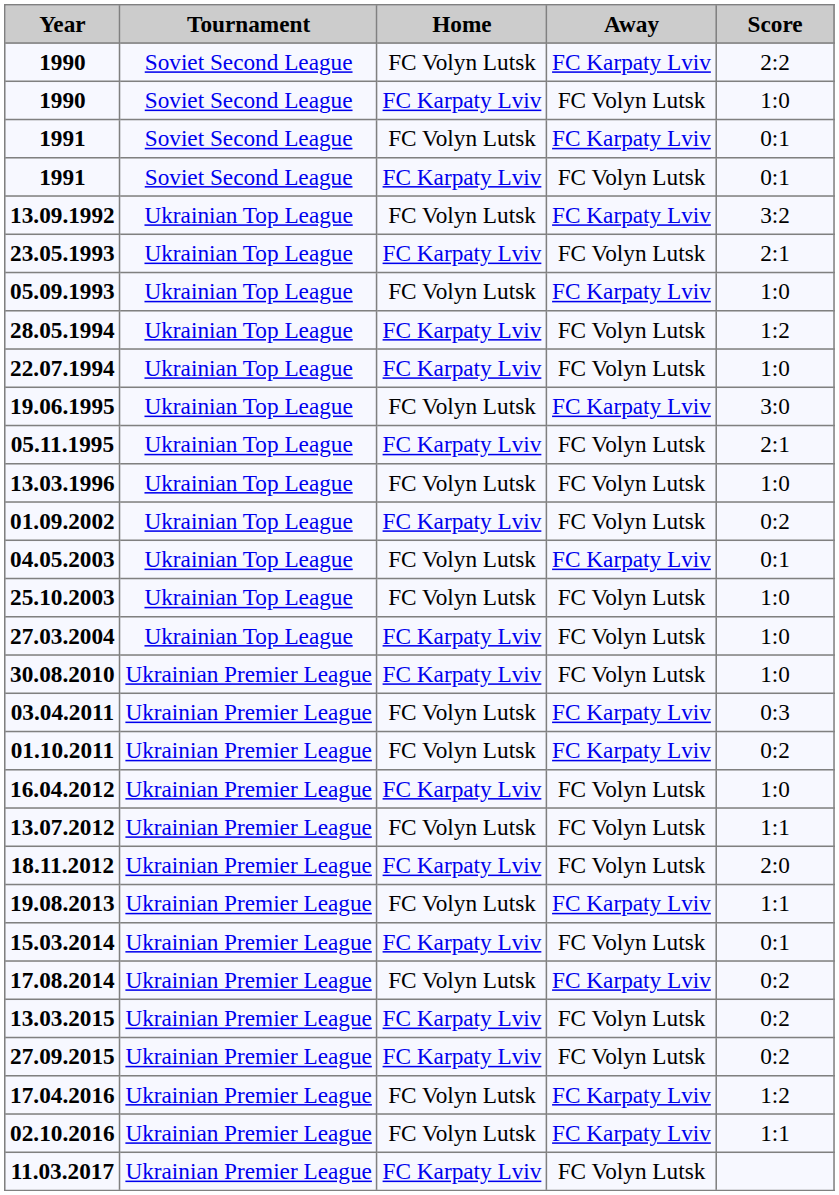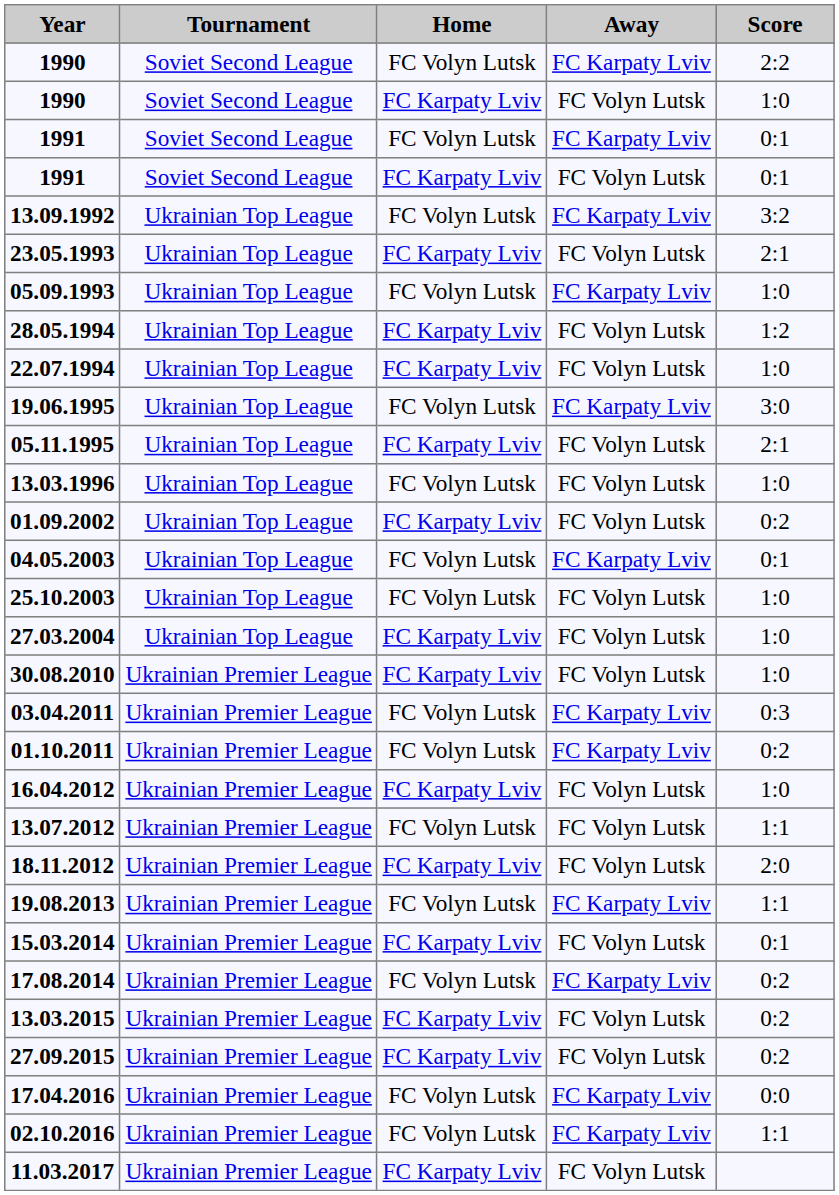(775, 1094) 1:2 -> (775, 1094) 0:0
